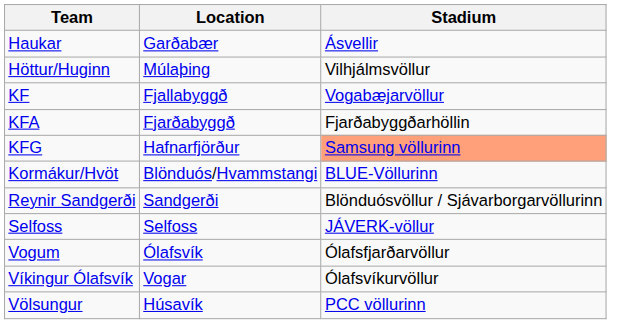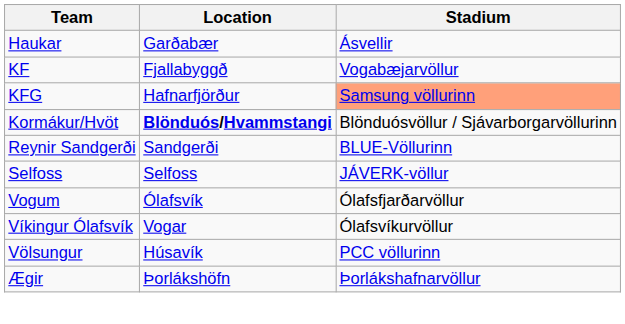- row: (59, 69)
- row: (24, 122)
(230, 174) normal -> (238, 122) bold
(381, 174) BLUE-Völlurinn -> (478, 122) Blönduósvöllur / Sjávarborgarvöllurinn
(464, 200) Blönduósvöllur / Sjávarborgarvöllurinn -> (396, 148) BLUE-Völlurinn
+ row: (26, 278)
